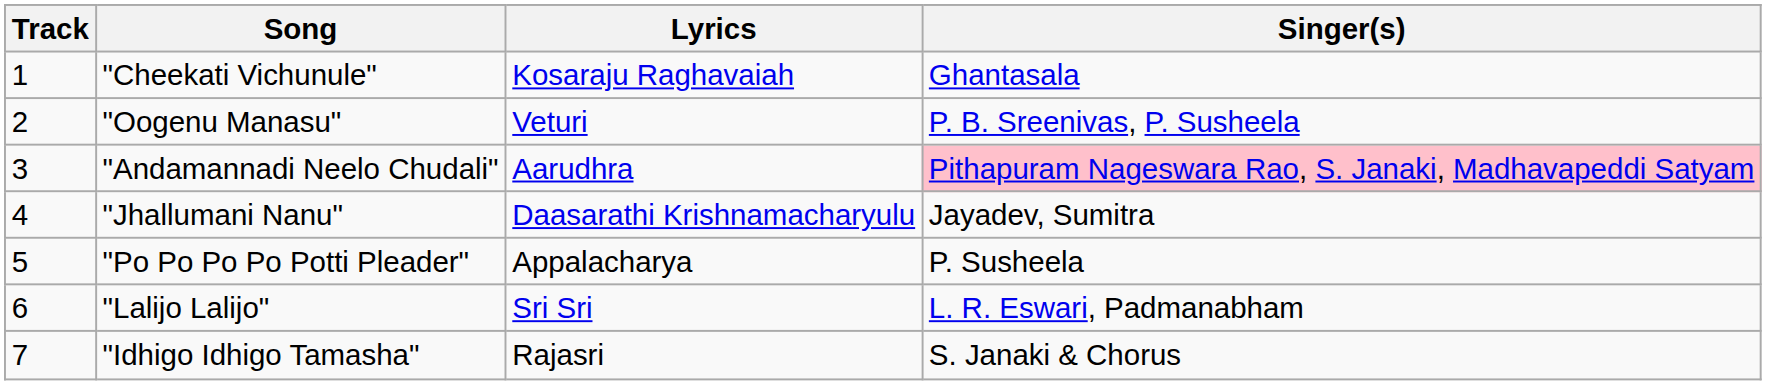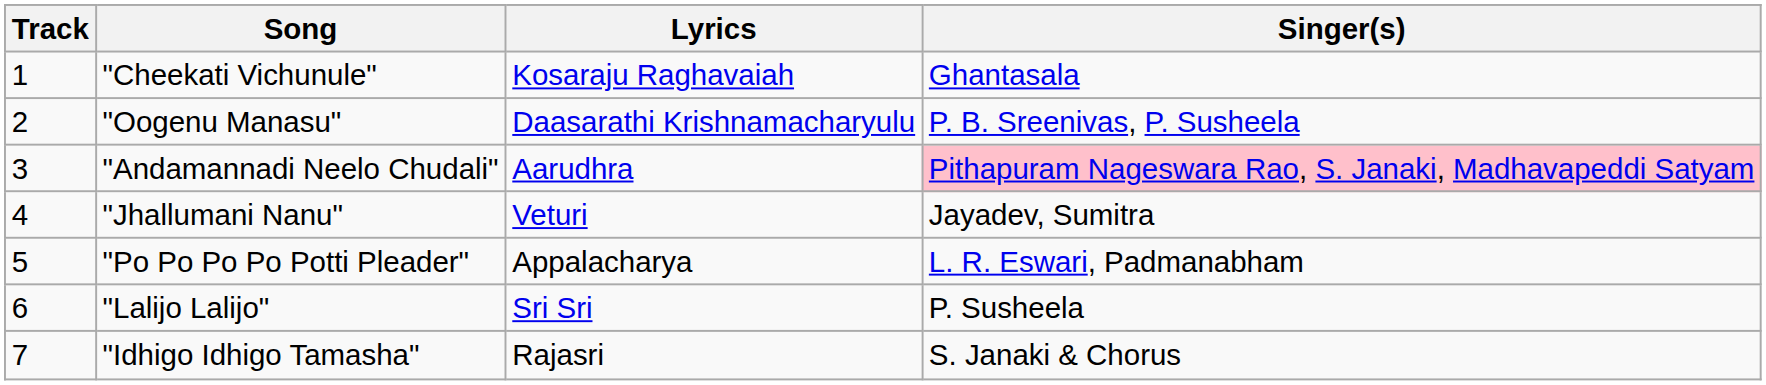(550, 122) Veturi -> (714, 122) Daasarathi Krishnamacharyulu
(714, 215) Daasarathi Krishnamacharyulu -> (550, 215) Veturi
(1006, 262) P. Susheela -> (1116, 262) L. R. Eswari, Padmanabham
(1116, 309) L. R. Eswari, Padmanabham -> (1006, 309) P. Susheela
